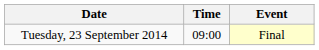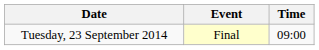columns swapped: (207, 14) <-> (272, 14)
